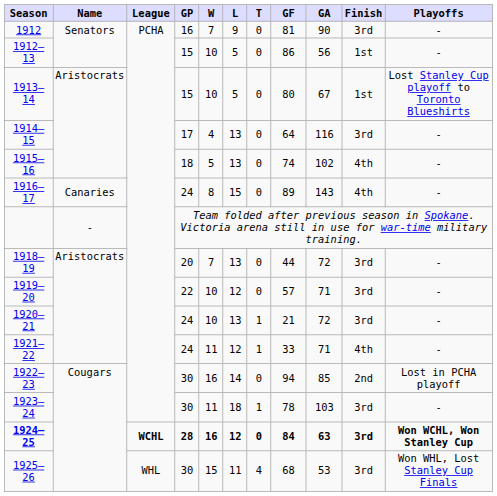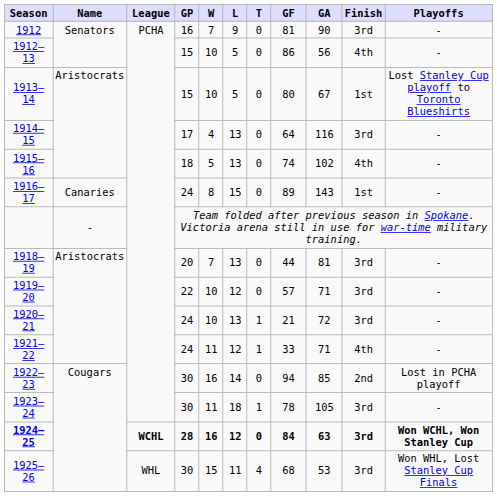(364, 53) 1st -> (364, 53) 4th
(364, 193) 4th -> (364, 193) 1st
(324, 262) 72 -> (324, 262) 81
(324, 407) 103 -> (324, 407) 105
